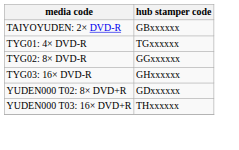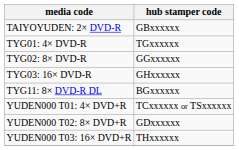+ row: (54, 91)
+ row: (67, 106)
